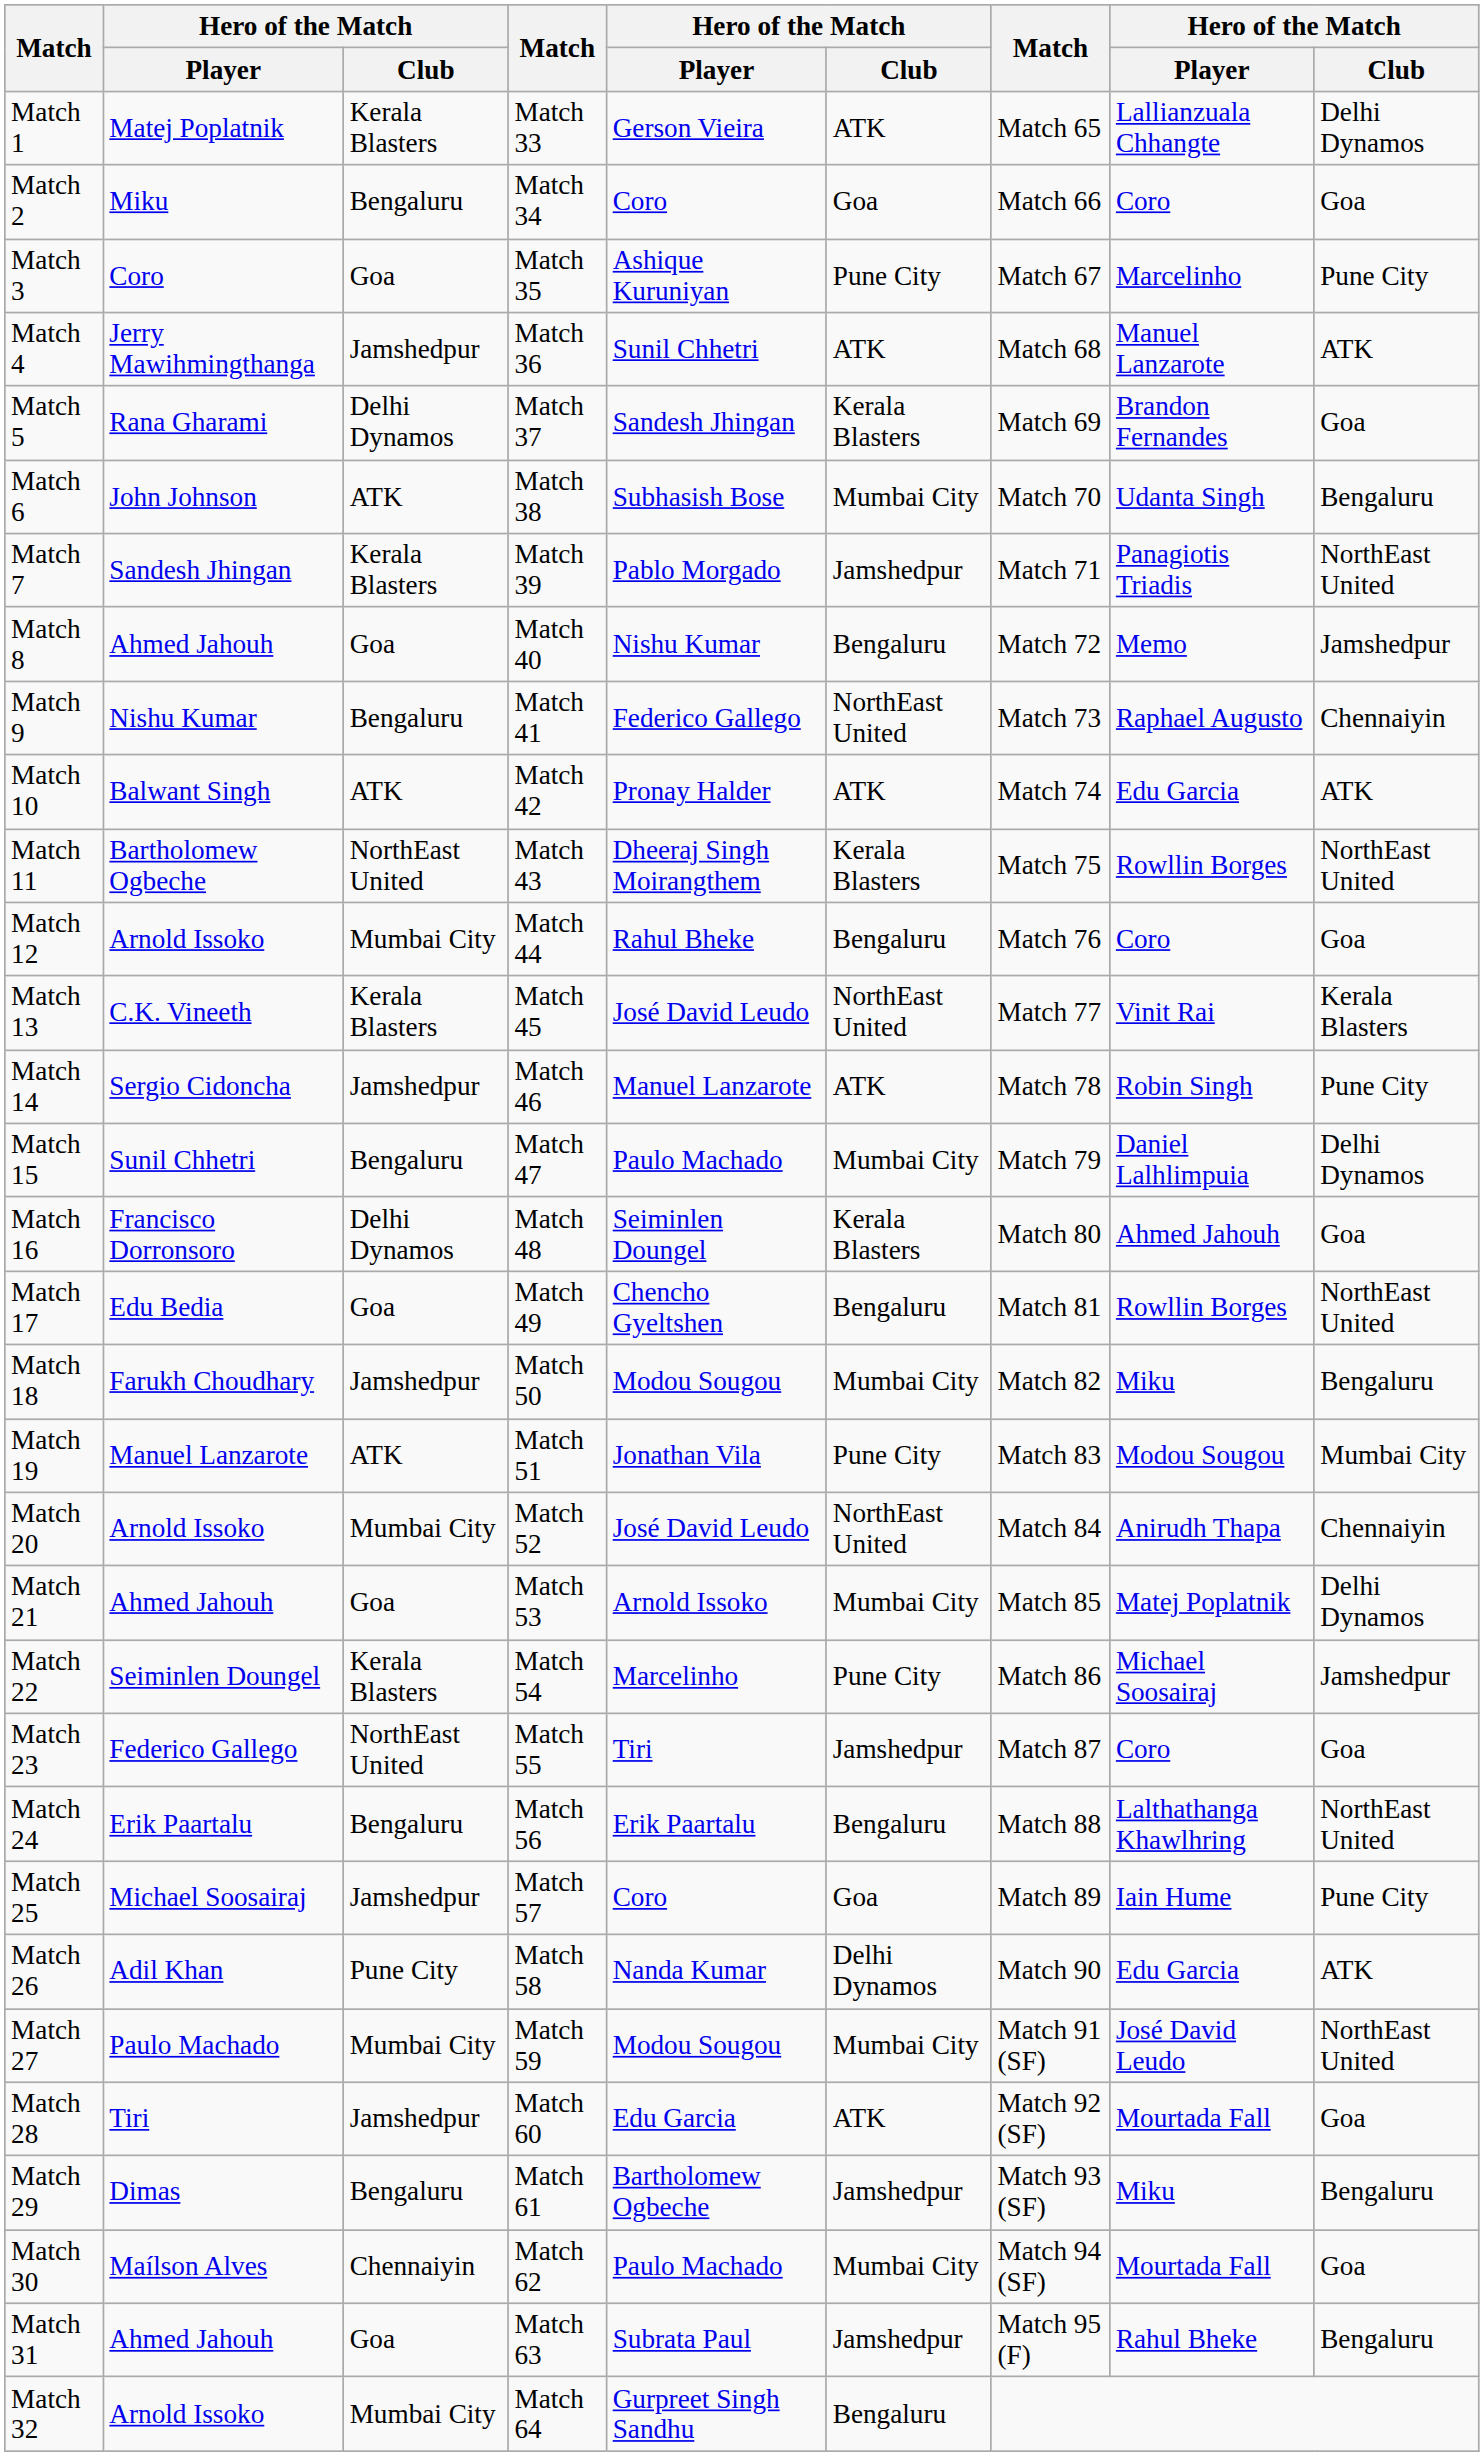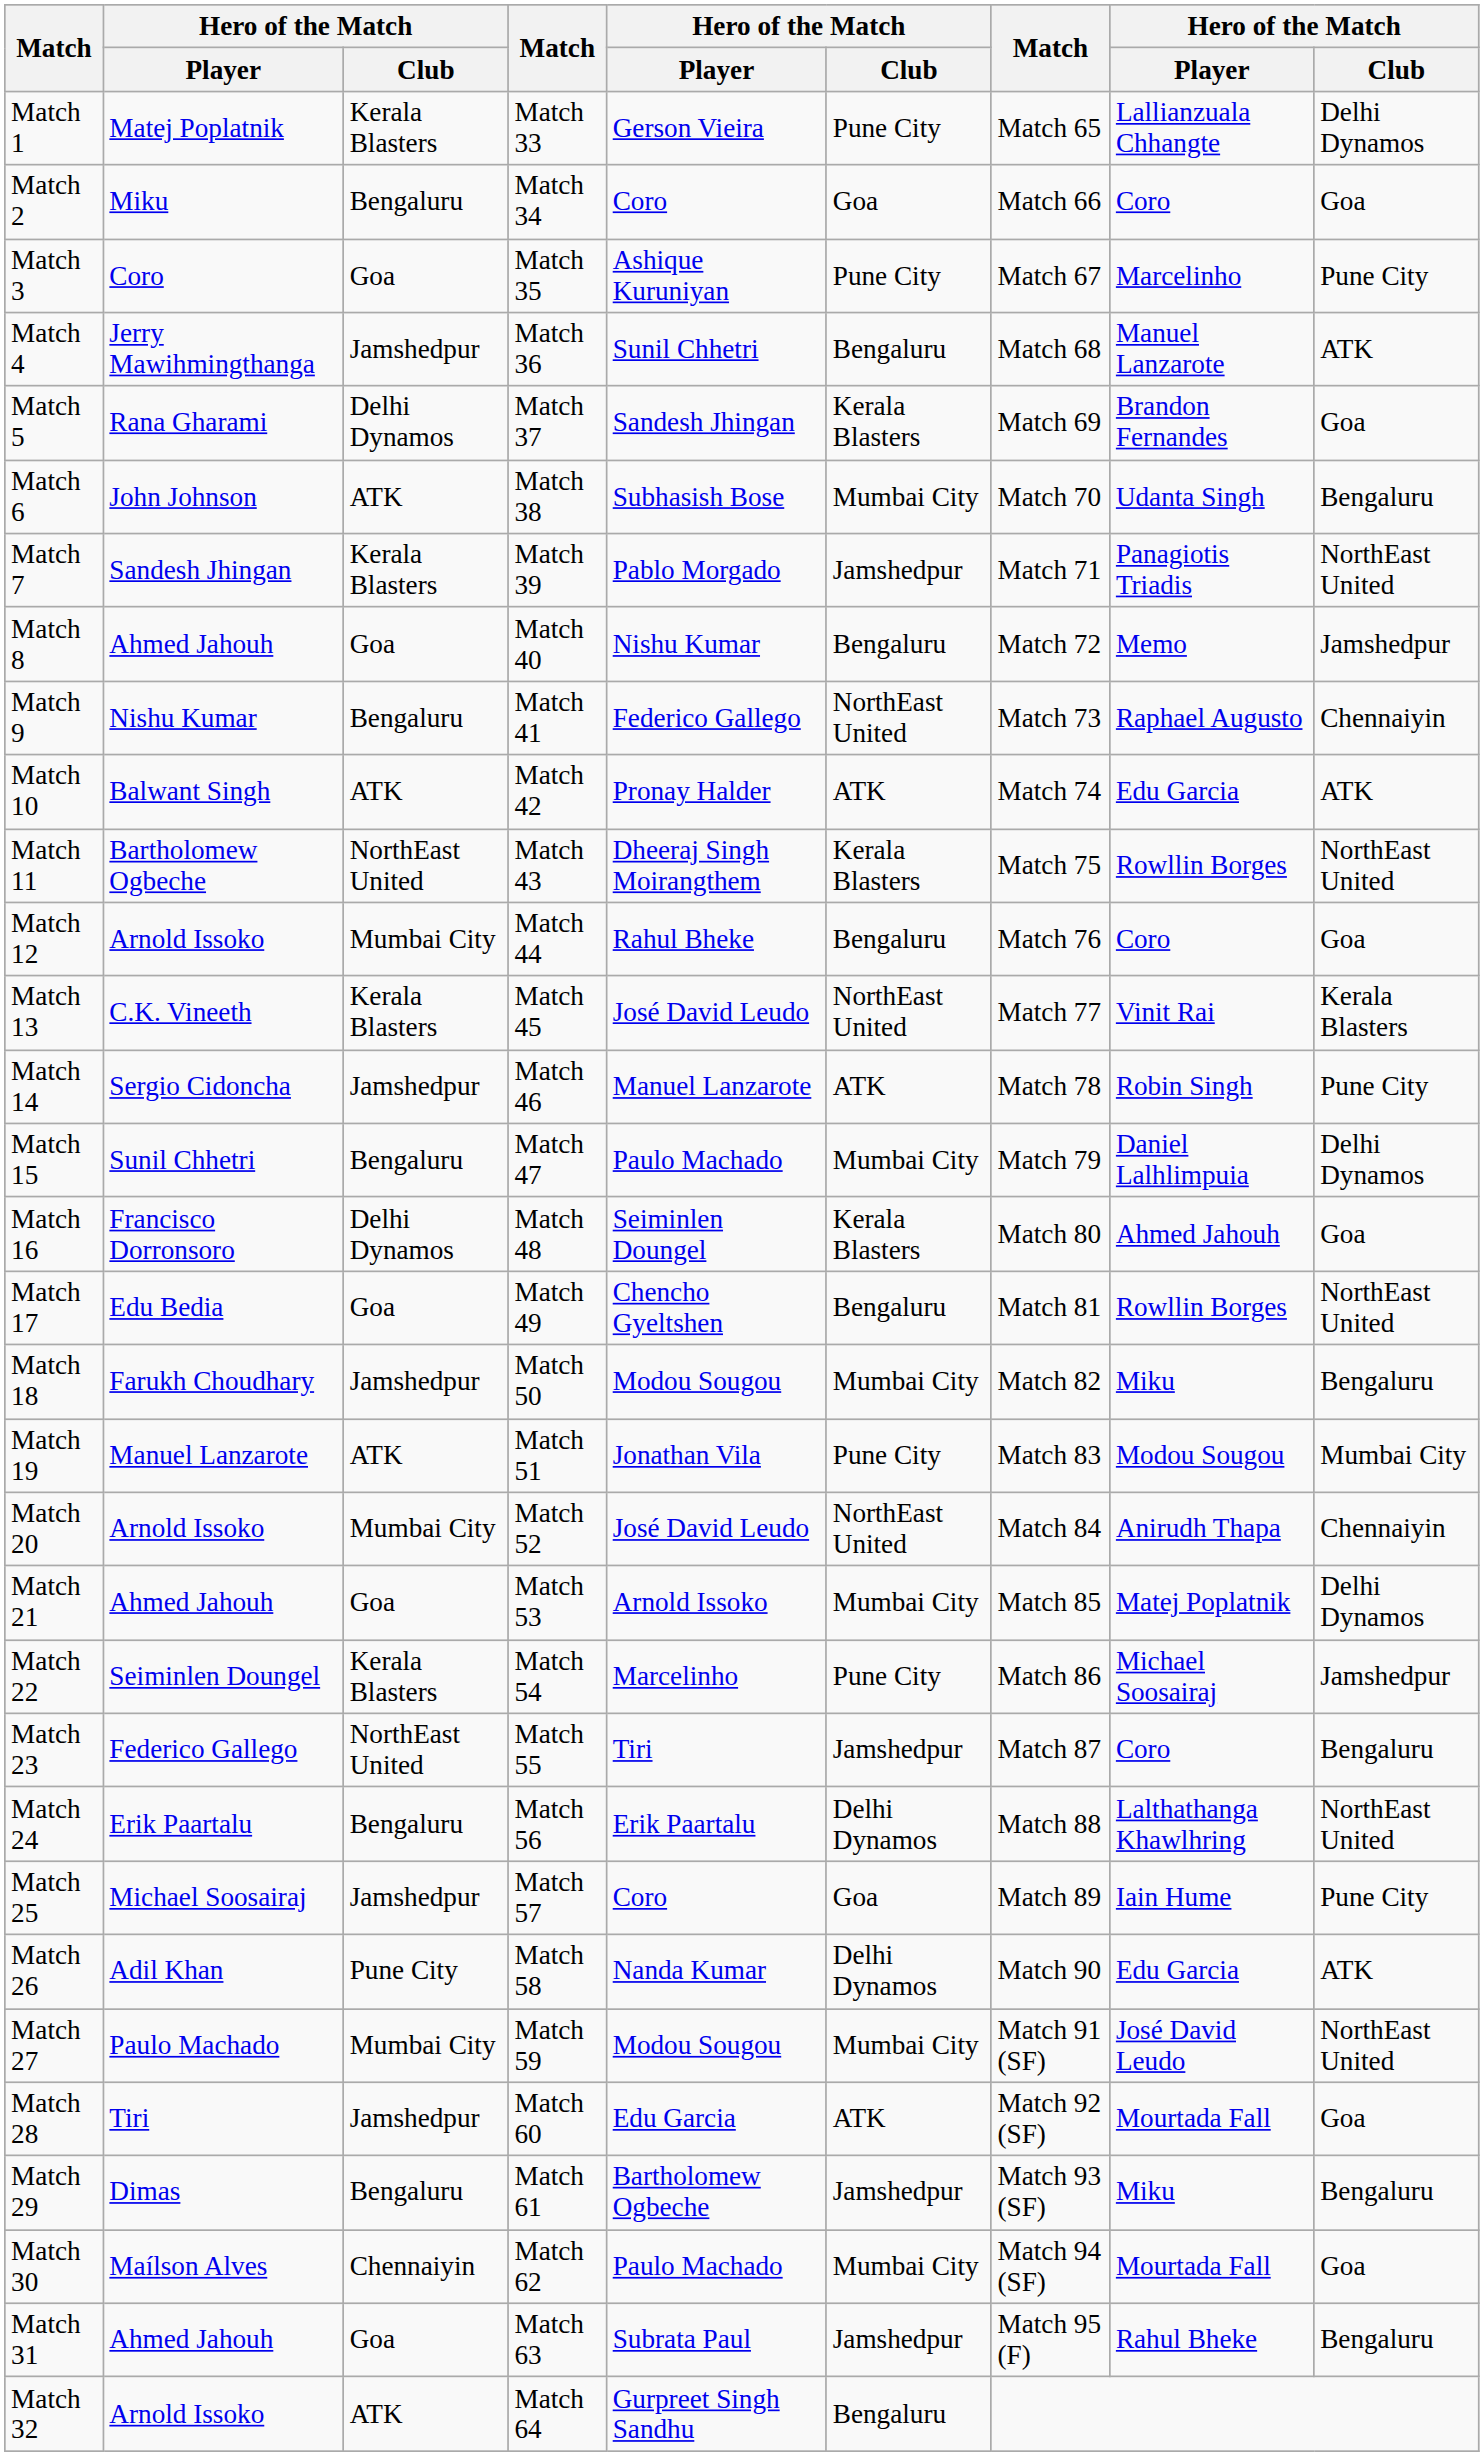(859, 127) ATK -> (887, 127) Pune City
(859, 348) ATK -> (889, 348) Bengaluru
(1343, 1749) Goa -> (1377, 1749) Bengaluru
(889, 1823) Bengaluru -> (885, 1823) Delhi Dynamos
(423, 2413) Mumbai City -> (376, 2413) ATK
